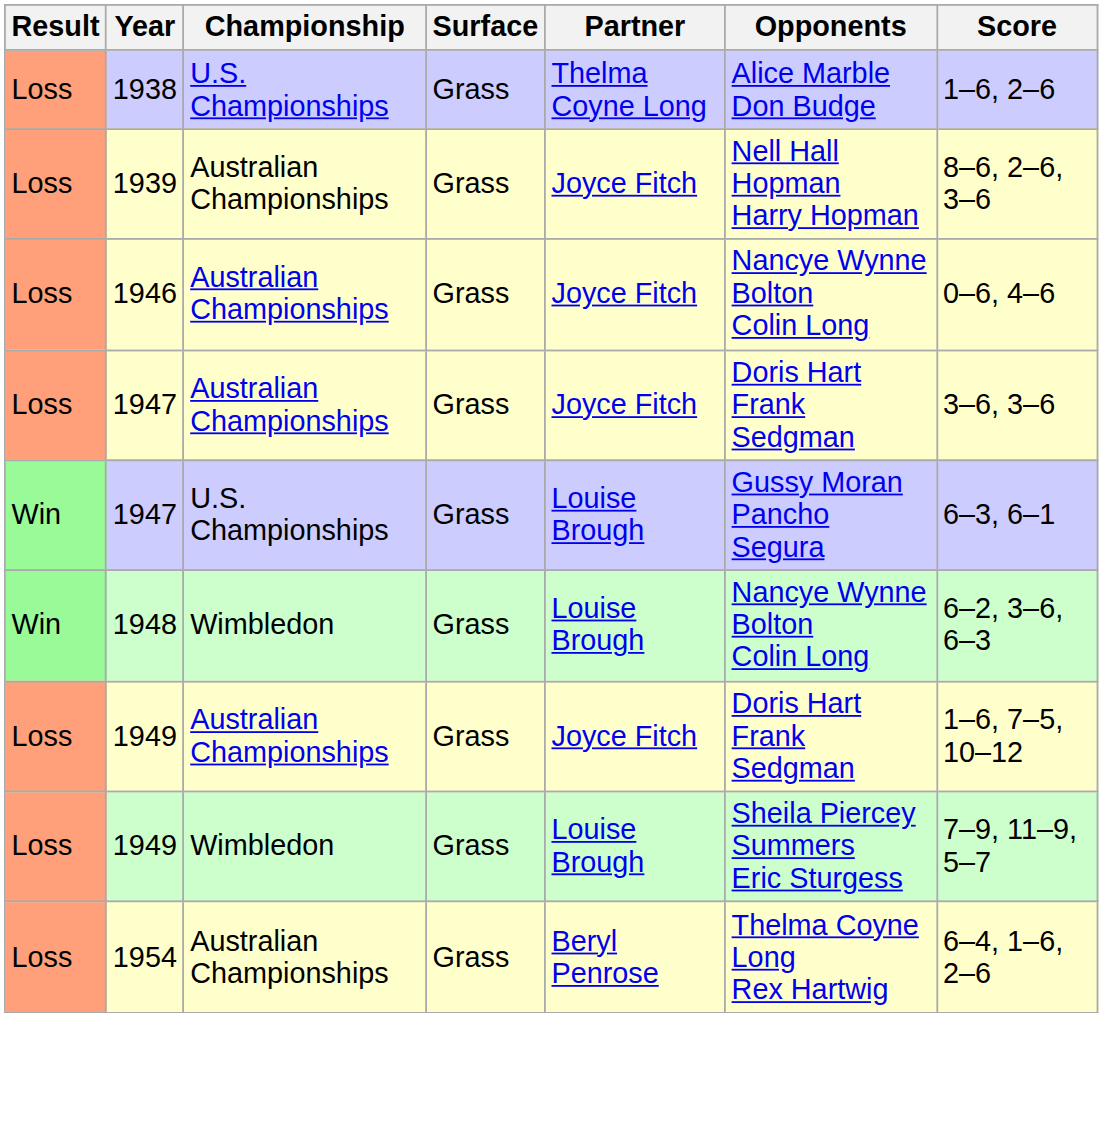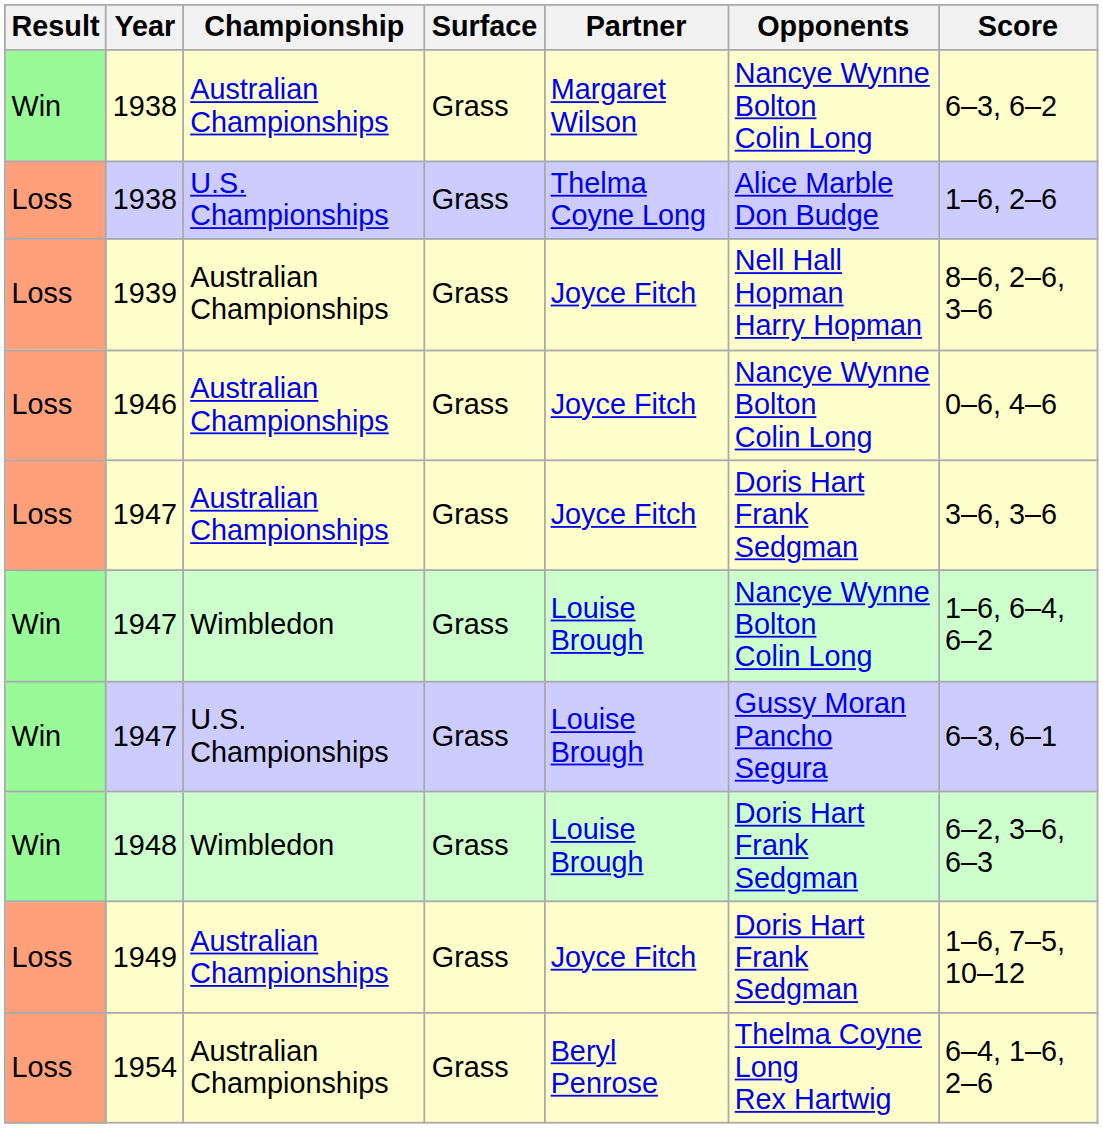+ row: (145, 105)
+ row: (145, 625)
(829, 625) Nancye Wynne Bolton Colin Long -> (800, 846) Doris Hart Frank Sedgman
- row: (145, 846)
